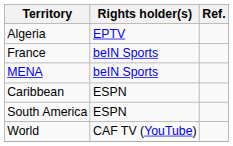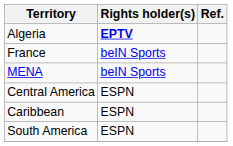(109, 33) normal -> (117, 33) bold
+ row: (51, 92)
- row: (23, 131)
